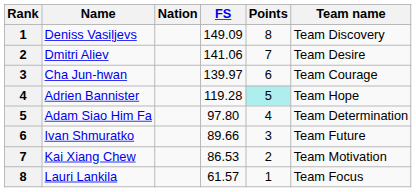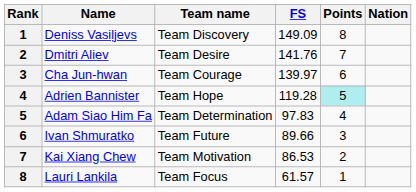columns swapped: (178, 14) <-> (351, 14)
(223, 55) 141.06 -> (298, 55) 141.76
(223, 116) 97.80 -> (298, 116) 97.83
